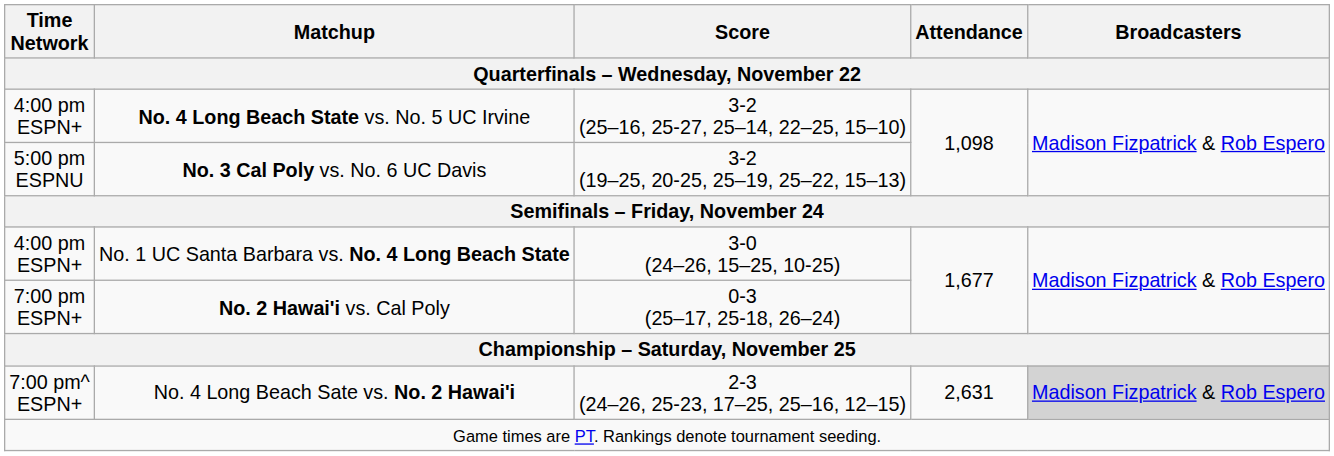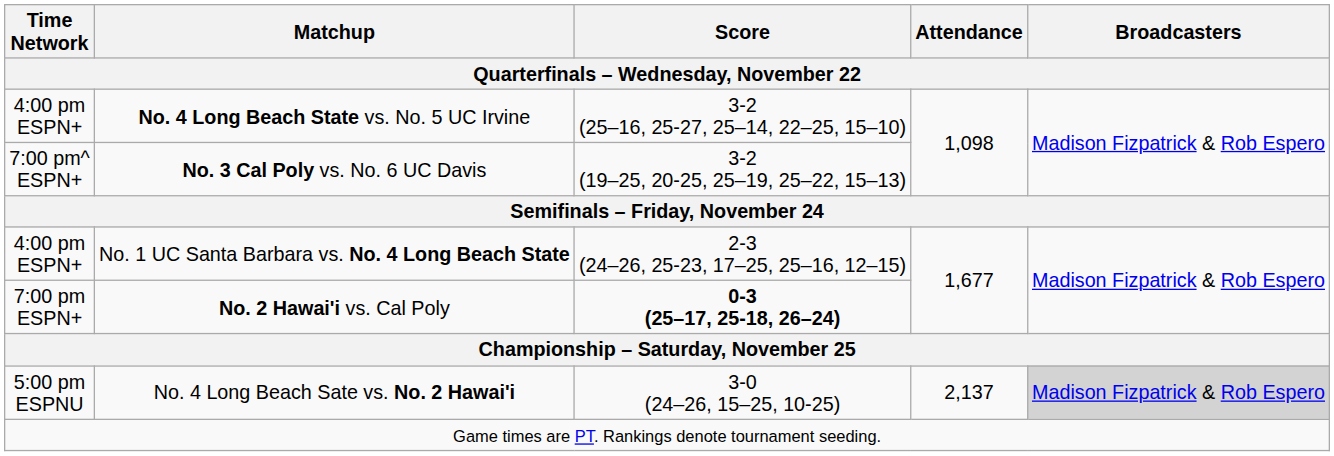(50, 170) 5:00 pm ESPNU -> (50, 170) 7:00 pm^ ESPN+
(743, 254) 3-0 (24–26, 15–25, 10-25) -> (743, 254) 2-3 (24–26, 25-23, 17–25, 25–16, 12–15)
(743, 308) normal -> (743, 308) bold
(50, 392) 7:00 pm^ ESPN+ -> (50, 392) 5:00 pm ESPNU
(743, 392) 2-3 (24–26, 25-23, 17–25, 25–16, 12–15) -> (743, 392) 3-0 (24–26, 15–25, 10-25)
(969, 392) 2,631 -> (969, 392) 2,137
